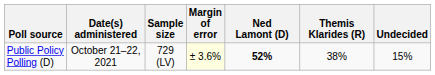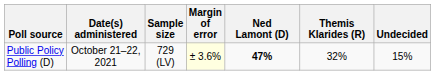(262, 57) 52% -> (262, 57) 47%
(337, 57) 38% -> (337, 57) 32%
